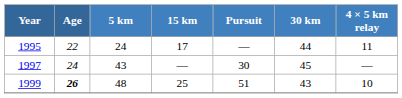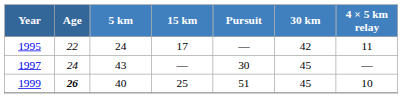(305, 46) 44 -> (305, 46) 42
(121, 83) 48 -> (121, 83) 40
(305, 83) 43 -> (305, 83) 45
